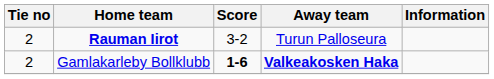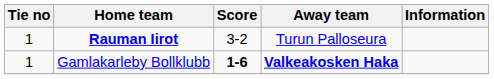(29, 39) 2 -> (29, 39) 1
(29, 62) 2 -> (29, 62) 1
